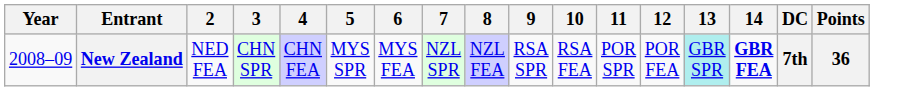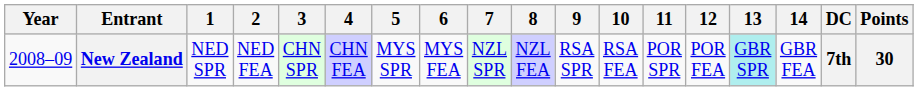+ column: (210, 19)
(754, 59) bold -> (799, 59) normal
(841, 59) 36 -> (884, 59) 30
